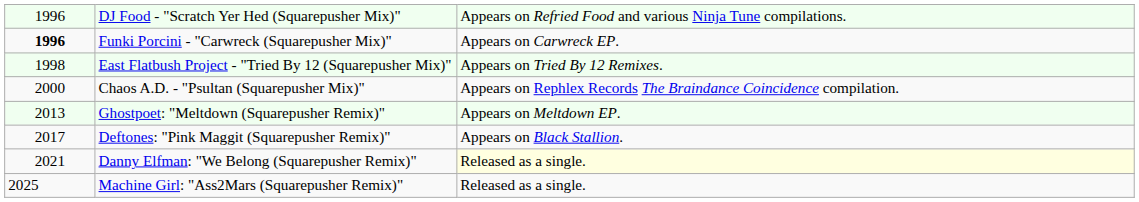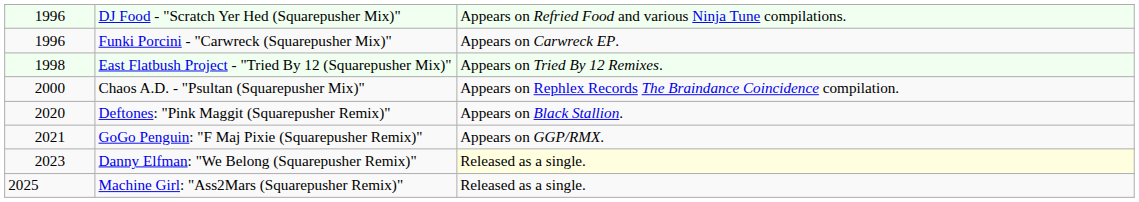(50, 40) bold -> (50, 40) normal
- row: (242, 112)
(50, 137) 2017 -> (50, 112) 2020
+ row: (261, 137)
(50, 161) 2021 -> (50, 161) 2023
